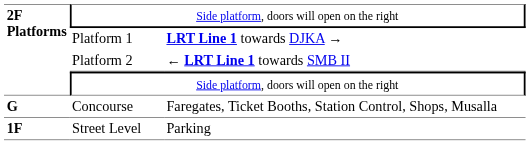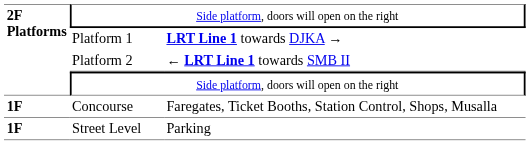(12, 106) G -> (15, 106) 1F
